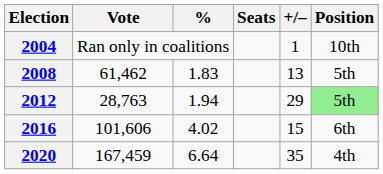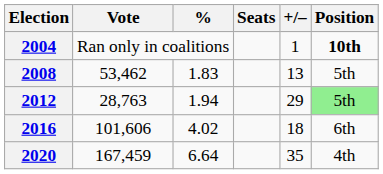(344, 45) normal -> (344, 45) bold
(123, 73) 61,462 -> (123, 73) 53,462
(295, 127) 15 -> (295, 127) 18
